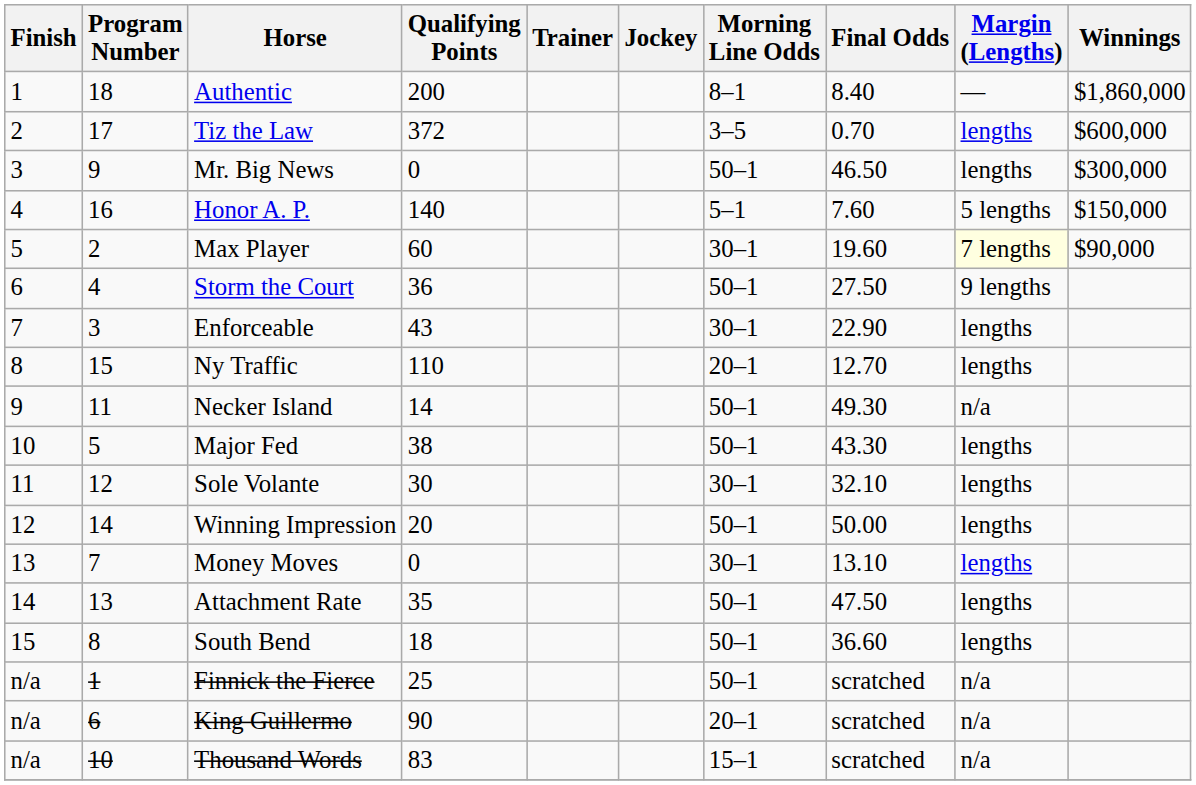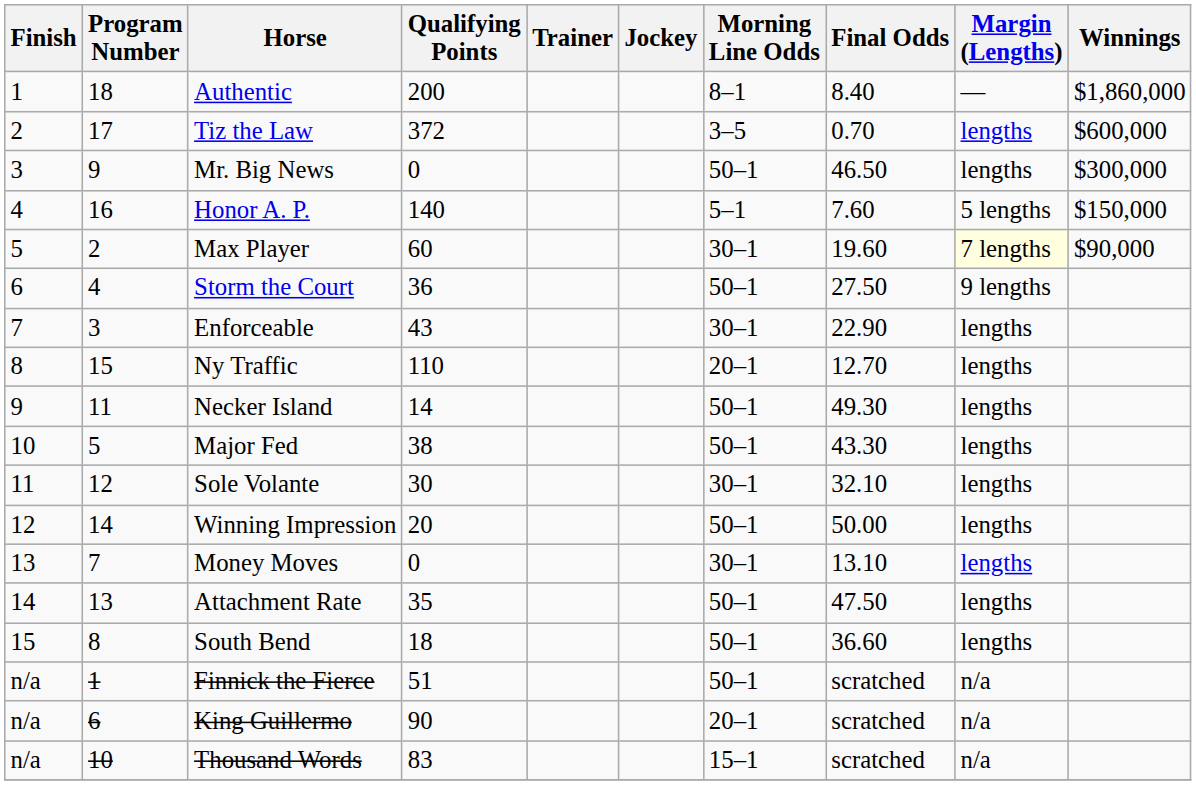(976, 406) n/a -> (996, 406) lengths
(420, 681) 25 -> (420, 681) 51
